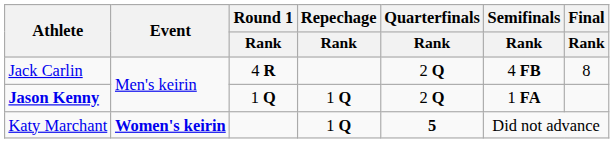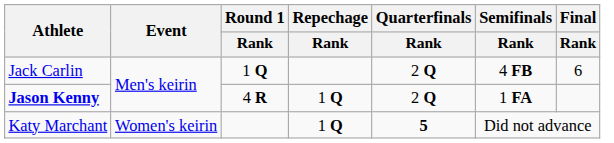(263, 71) 4 R -> (255, 71) 1 Q
(586, 71) 8 -> (578, 71) 6
(263, 98) 1 Q -> (255, 98) 4 R
(170, 125) bold -> (166, 125) normal
